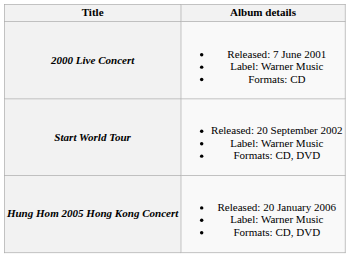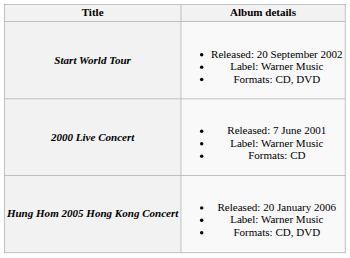rows swapped: (93, 60) <-> (93, 137)
